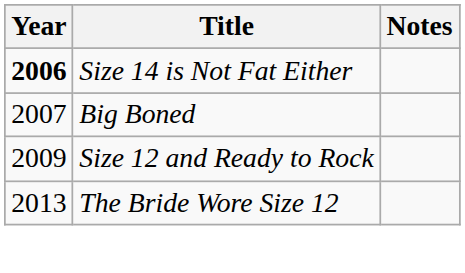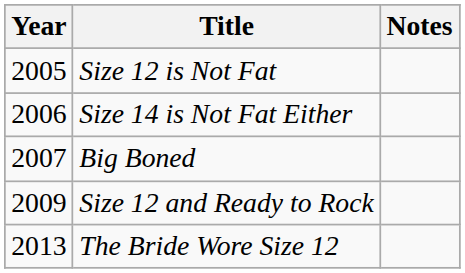+ row: (178, 70)
(39, 70) bold -> (39, 114) normal
